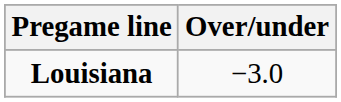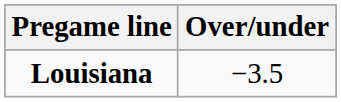(257, 73) −3.0 -> (257, 73) −3.5
